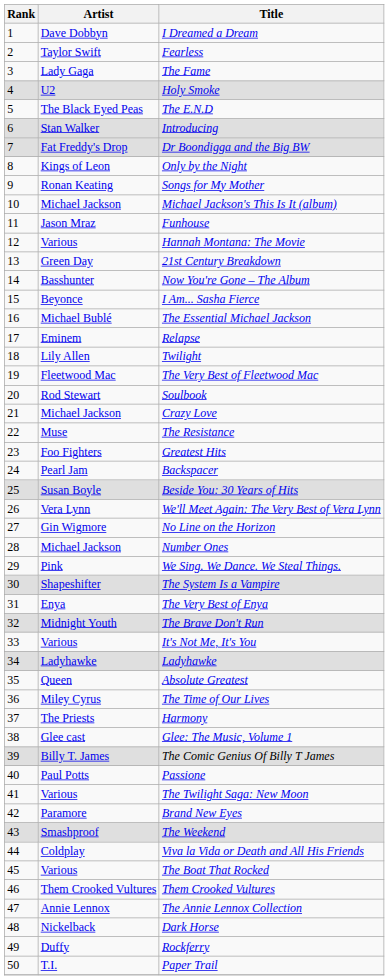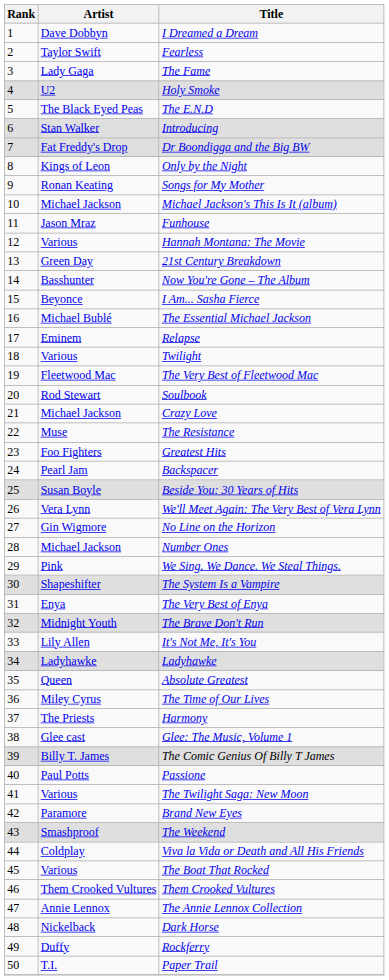(65, 356) Lily Allen -> (59, 356) Various
(59, 642) Various -> (65, 642) Lily Allen
